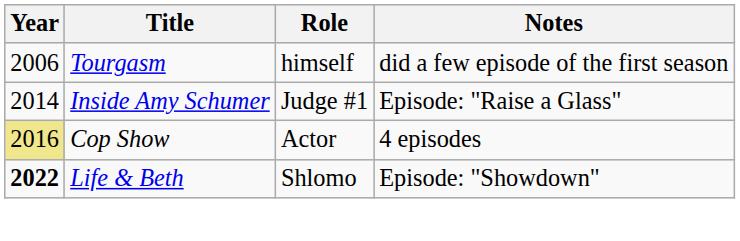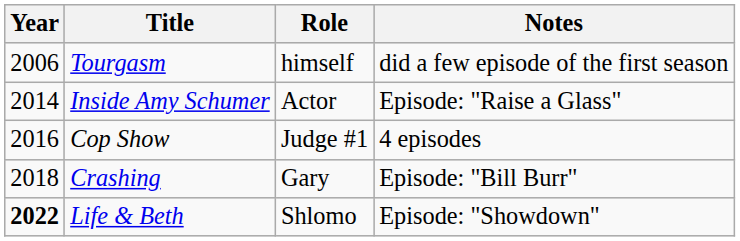(324, 100) Judge #1 -> (309, 100) Actor
(35, 139) khaki background -> (35, 139) no background
(309, 139) Actor -> (324, 139) Judge #1
+ row: (115, 178)
